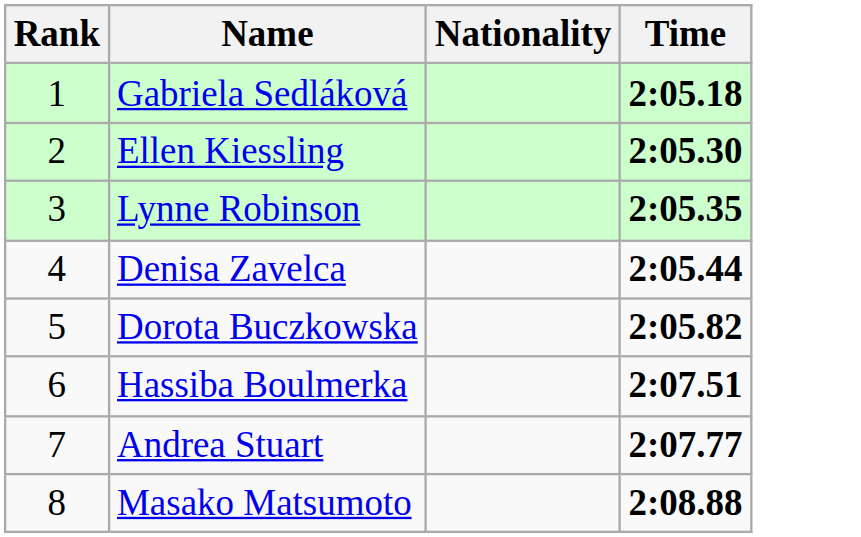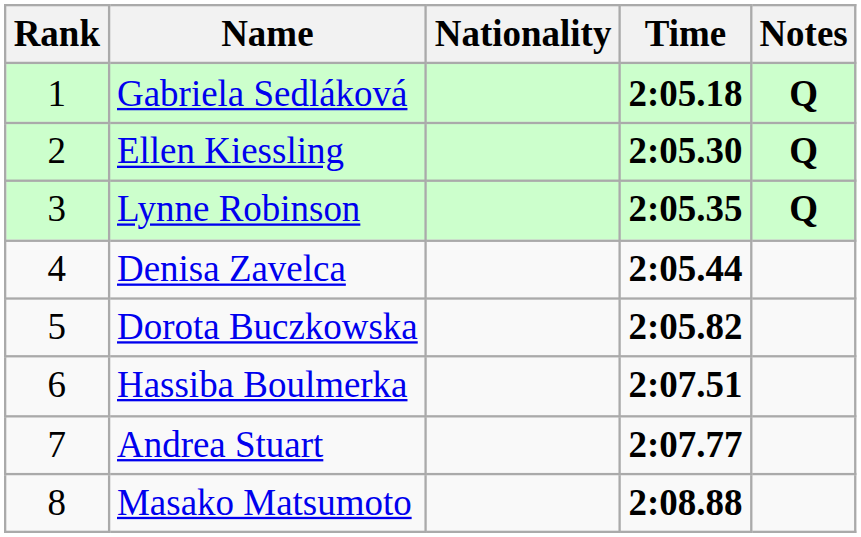+ column: (804, 33)
